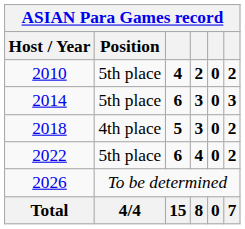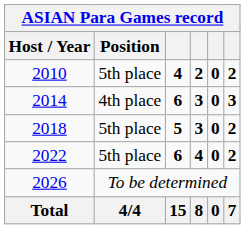(130, 100) 5th place -> (130, 100) 4th place
(130, 127) 4th place -> (130, 127) 5th place
